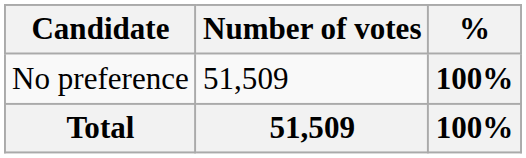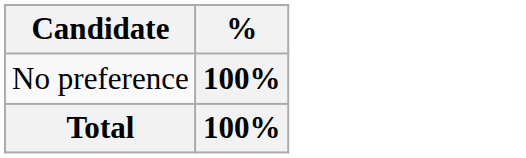- column: (312, 29)
